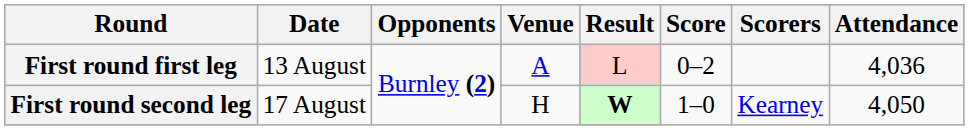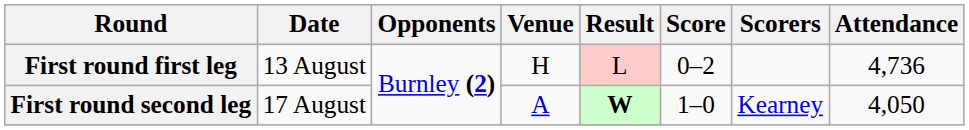(541, 64) A -> (541, 64) H
(897, 64) 4,036 -> (897, 64) 4,736
(541, 104) H -> (541, 104) A
